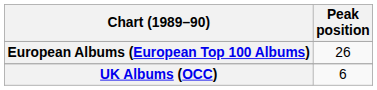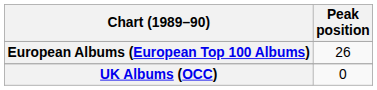(343, 74) 6 -> (343, 74) 0
